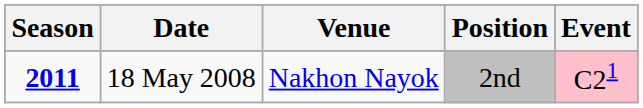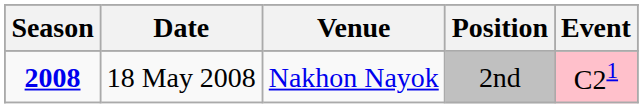(53, 76) 2011 -> (53, 76) 2008
